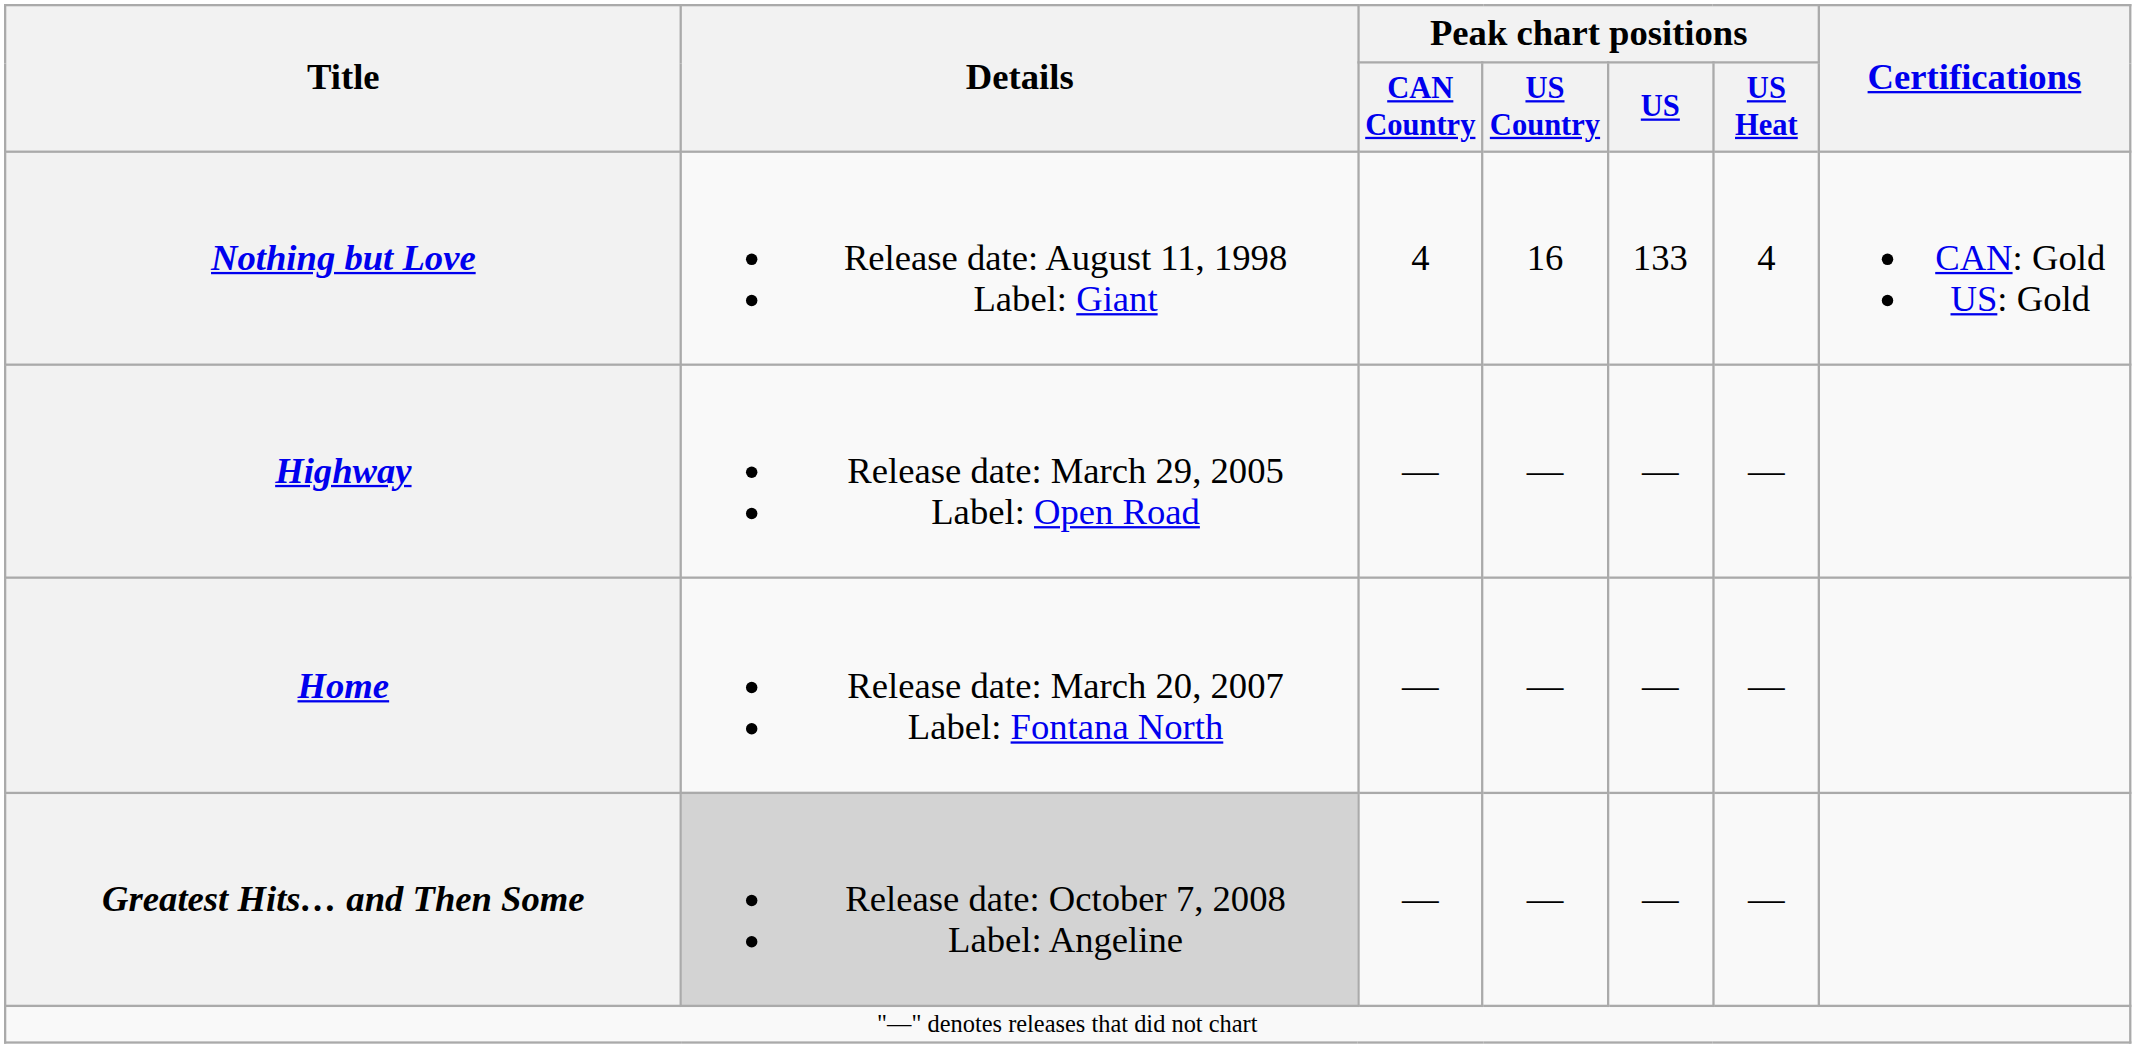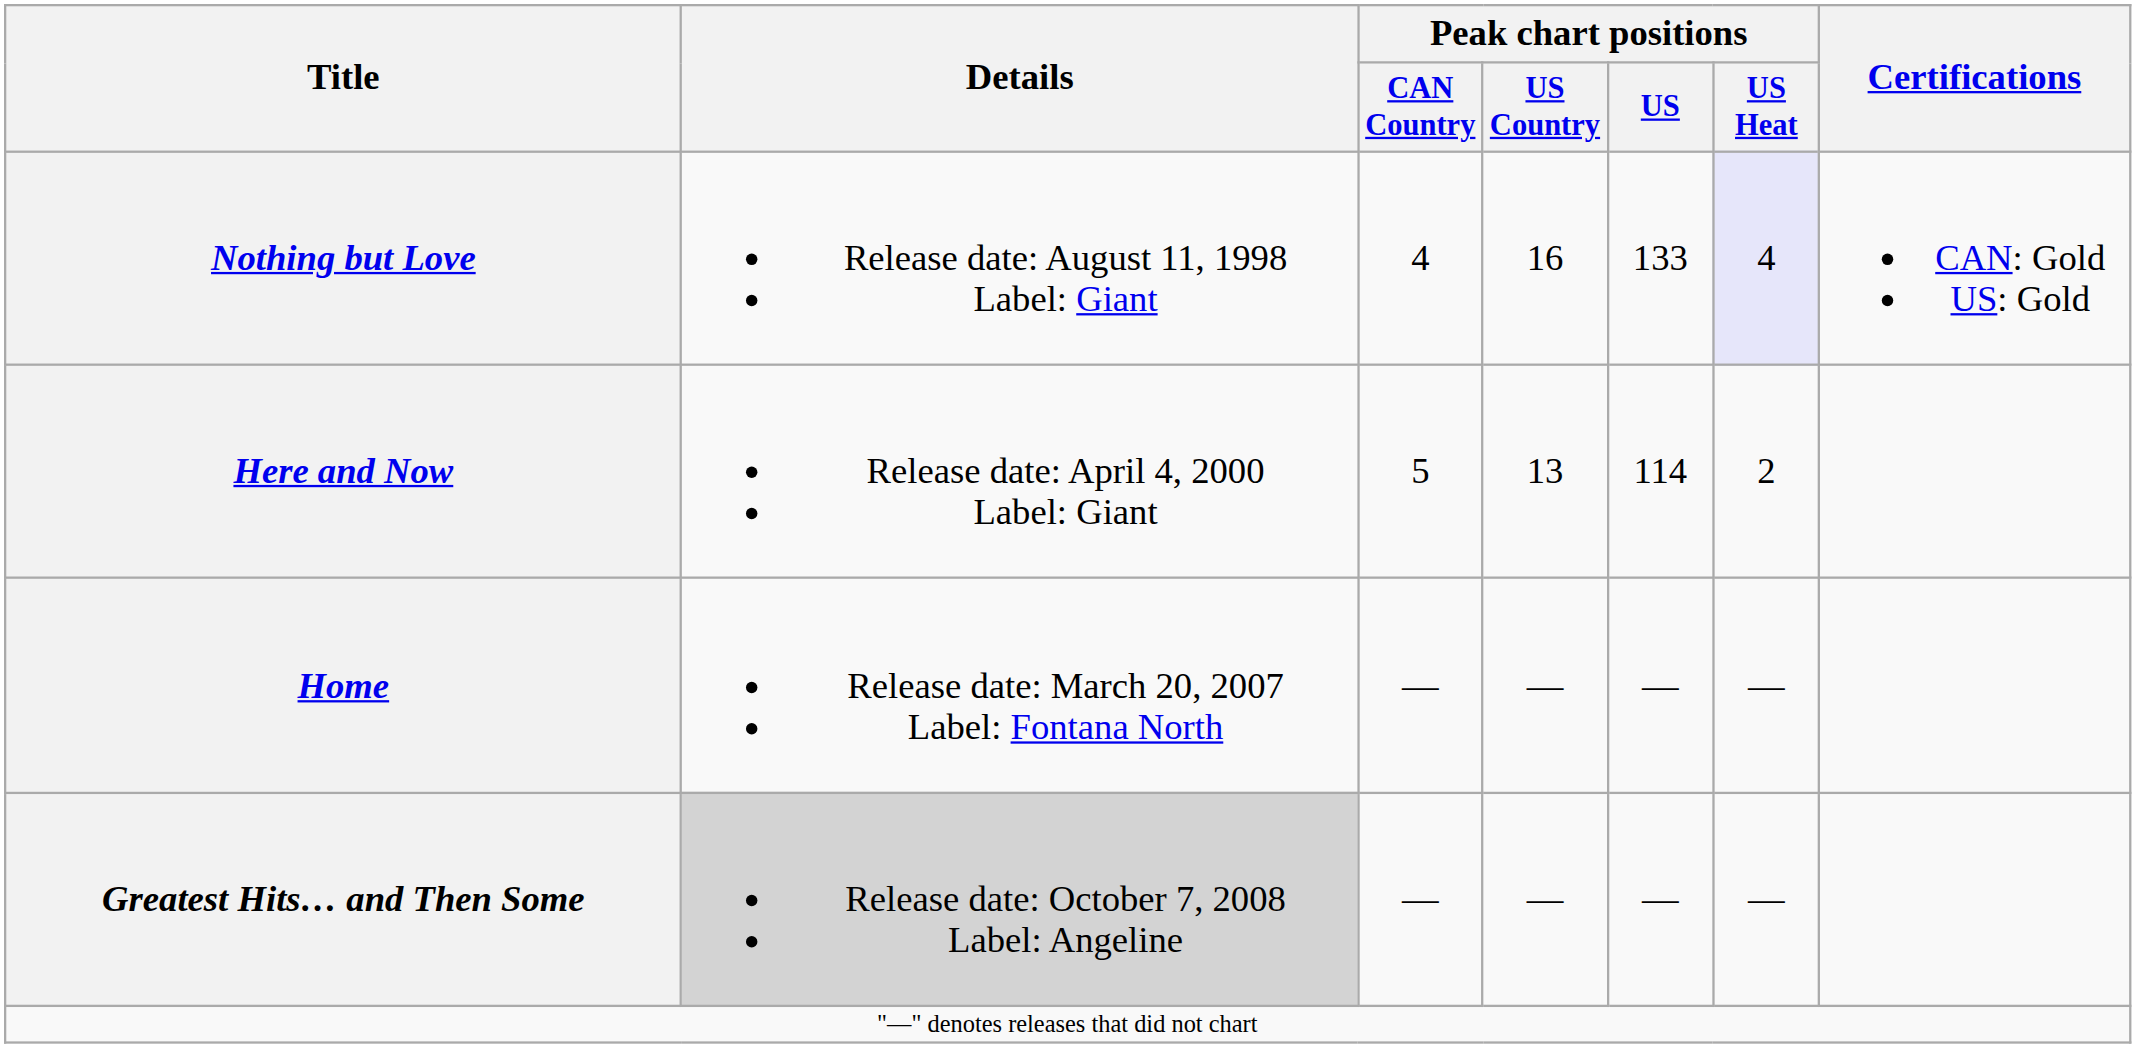(1766, 257) no background -> (1766, 257) lavender background
+ row: (343, 471)
- row: (343, 471)
